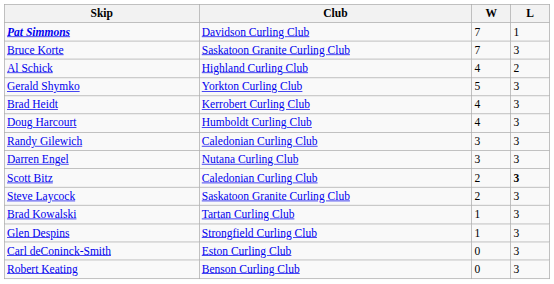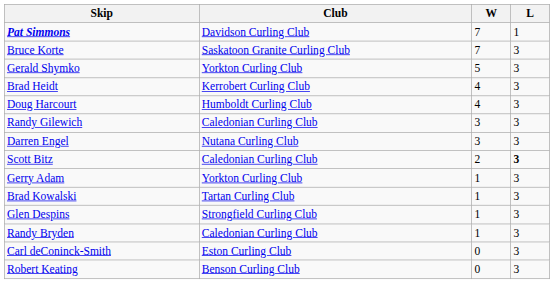- row: (30, 68)
- row: (41, 196)
+ row: (36, 178)
+ row: (40, 232)
